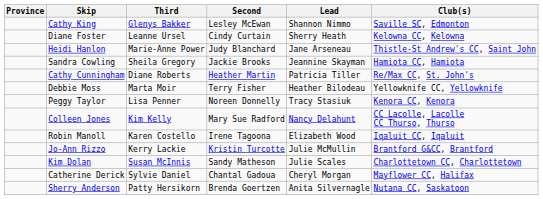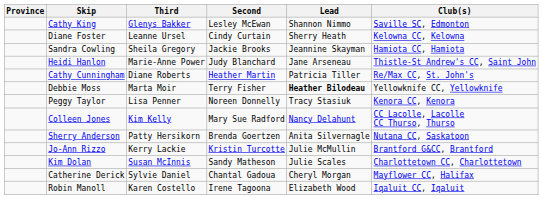rows swapped: (82, 62) <-> (77, 50)
(327, 88) normal -> (327, 88) bold
rows swapped: (77, 136) <-> (84, 188)
